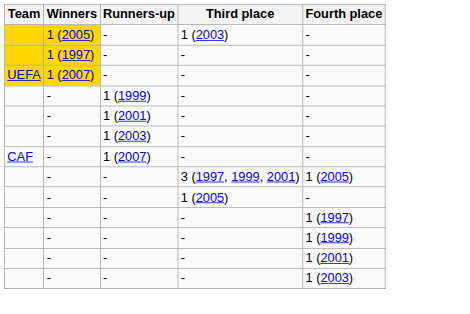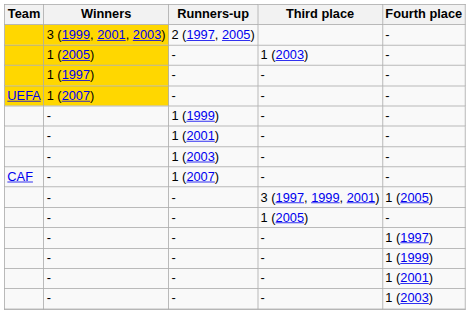+ row: (106, 34)
